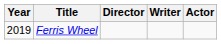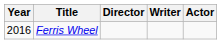(19, 30) 2019 -> (19, 30) 2016
